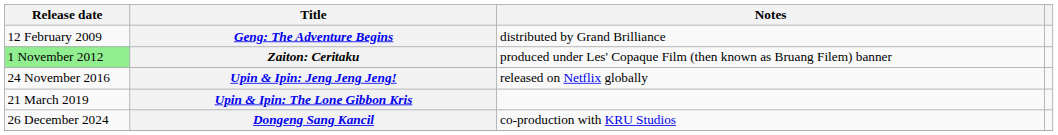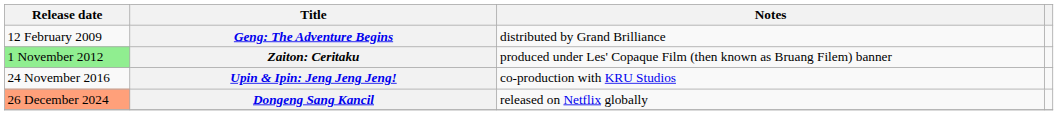(574, 78) released on Netflix globally -> (588, 78) co-production with KRU Studios
- row: (314, 99)
(58, 120) no background -> (58, 99) lightsalmon background
(588, 120) co-production with KRU Studios -> (574, 99) released on Netflix globally
